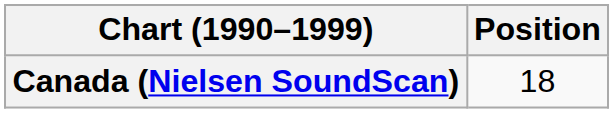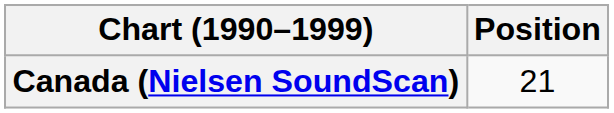(537, 81) 18 -> (537, 81) 21
